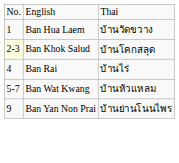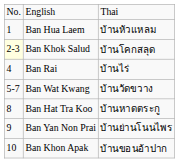(127, 30) บ้านวัดขวาง -> (128, 30) บ้านหัวแหลม
(128, 89) บ้านหัวแหลม -> (127, 89) บ้านวัดขวาง
+ row: (59, 108)
+ row: (57, 148)
